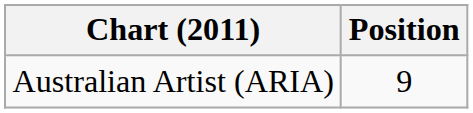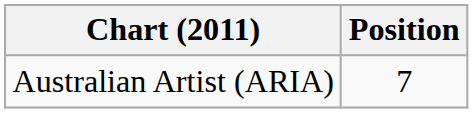(404, 81) 9 -> (404, 81) 7
